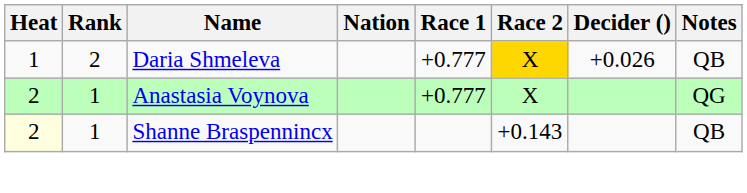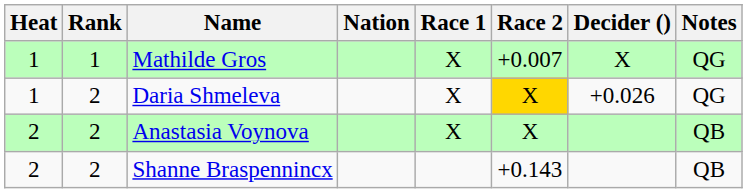+ row: (199, 59)
(453, 59) +0.777 -> (453, 95) X
(709, 59) QB -> (709, 95) QG
(95, 95) 1 -> (95, 132) 2
(453, 95) +0.777 -> (453, 132) X
(709, 95) QG -> (709, 132) QB
(34, 132) lightyellow background -> (34, 168) no background
(95, 132) 1 -> (95, 168) 2
